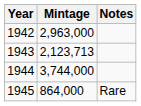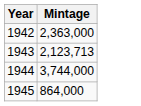- column: (116, 14)
(67, 33) 2,963,000 -> (67, 33) 2,363,000
